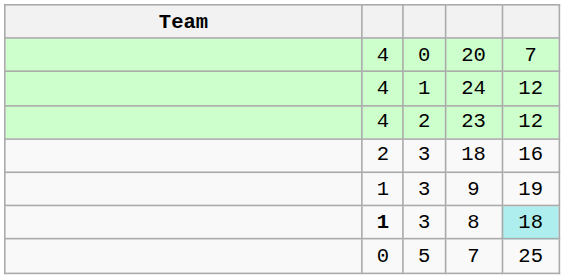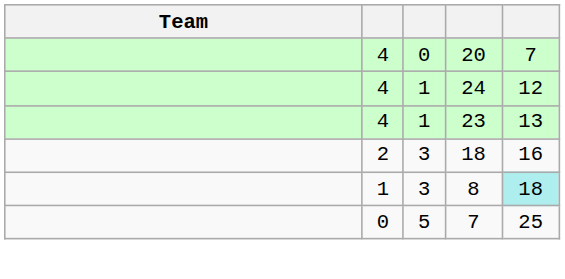(424, 122) 2 -> (424, 122) 1
(531, 122) 12 -> (531, 122) 13
- row: (474, 189)
(383, 222) bold -> (383, 189) normal
